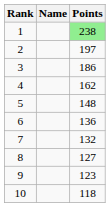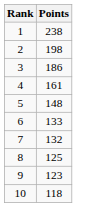- column: (53, 13)
(88, 31) lightgreen background -> (54, 31) no background
(88, 49) 197 -> (54, 49) 198
(88, 85) 162 -> (54, 85) 161
(88, 121) 136 -> (54, 121) 133
(88, 157) 127 -> (54, 157) 125
